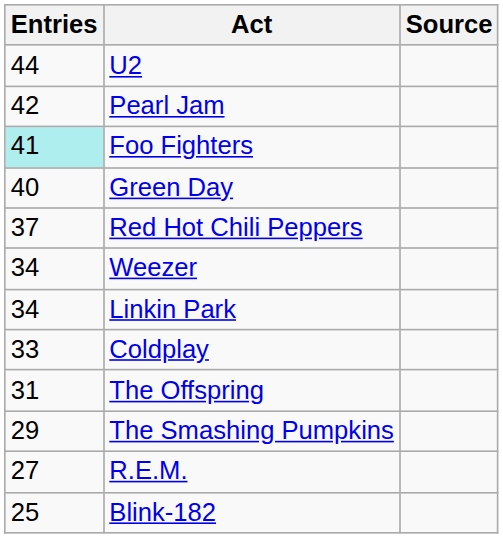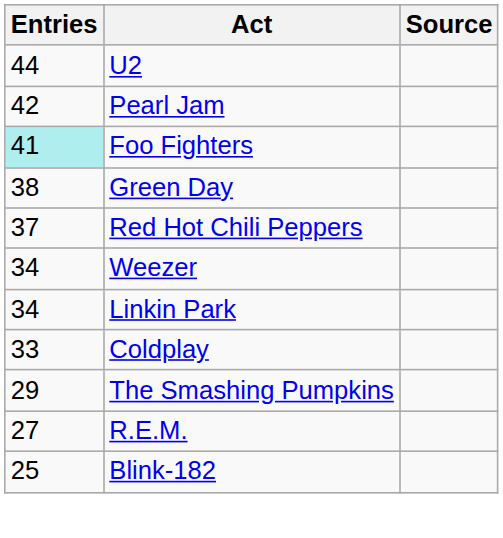(25, 187) 40 -> (25, 187) 38
- row: (187, 390)
